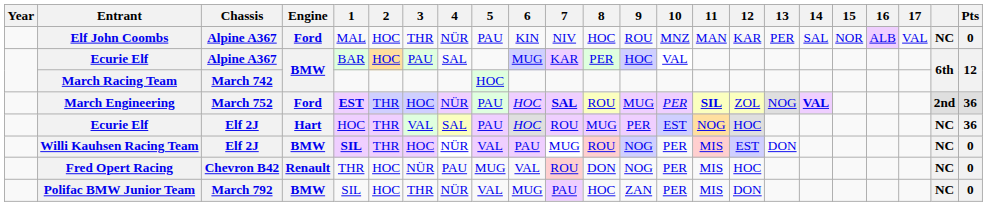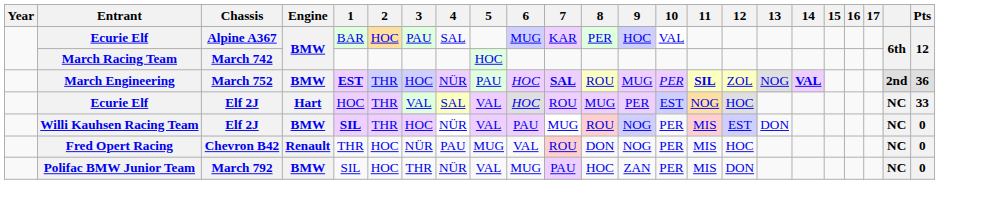- row: (119, 37)
(308, 103) Ford -> (308, 81) BMW
(490, 125) PAU -> (489, 103) VAL
(970, 125) 36 -> (922, 103) 33
